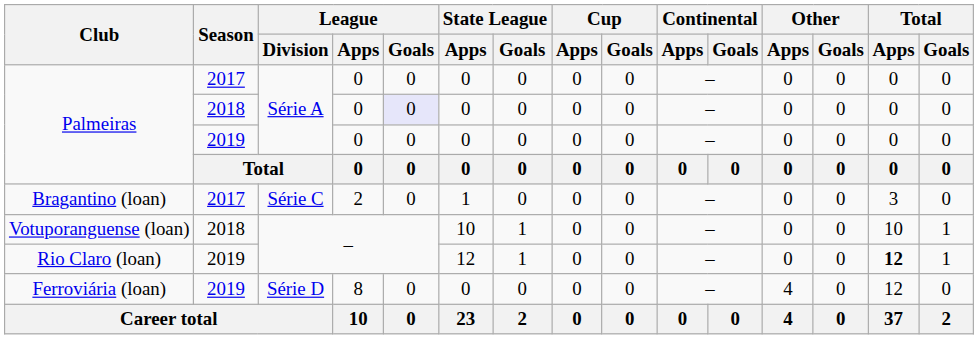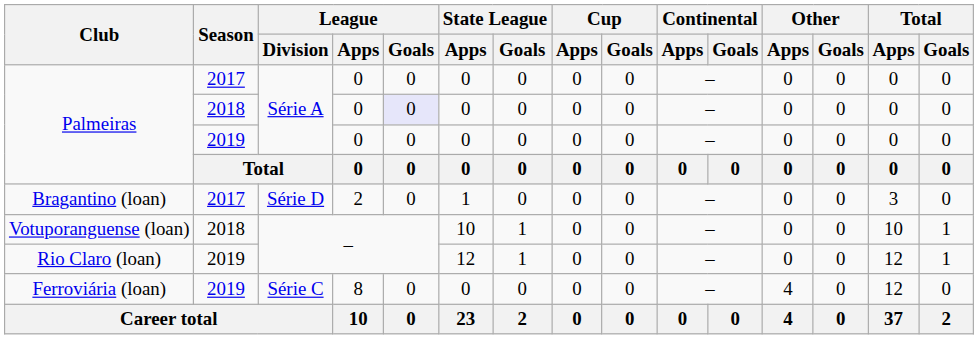(296, 199) Série C -> (296, 199) Série D
(894, 259) bold -> (894, 259) normal
(296, 288) Série D -> (296, 288) Série C
